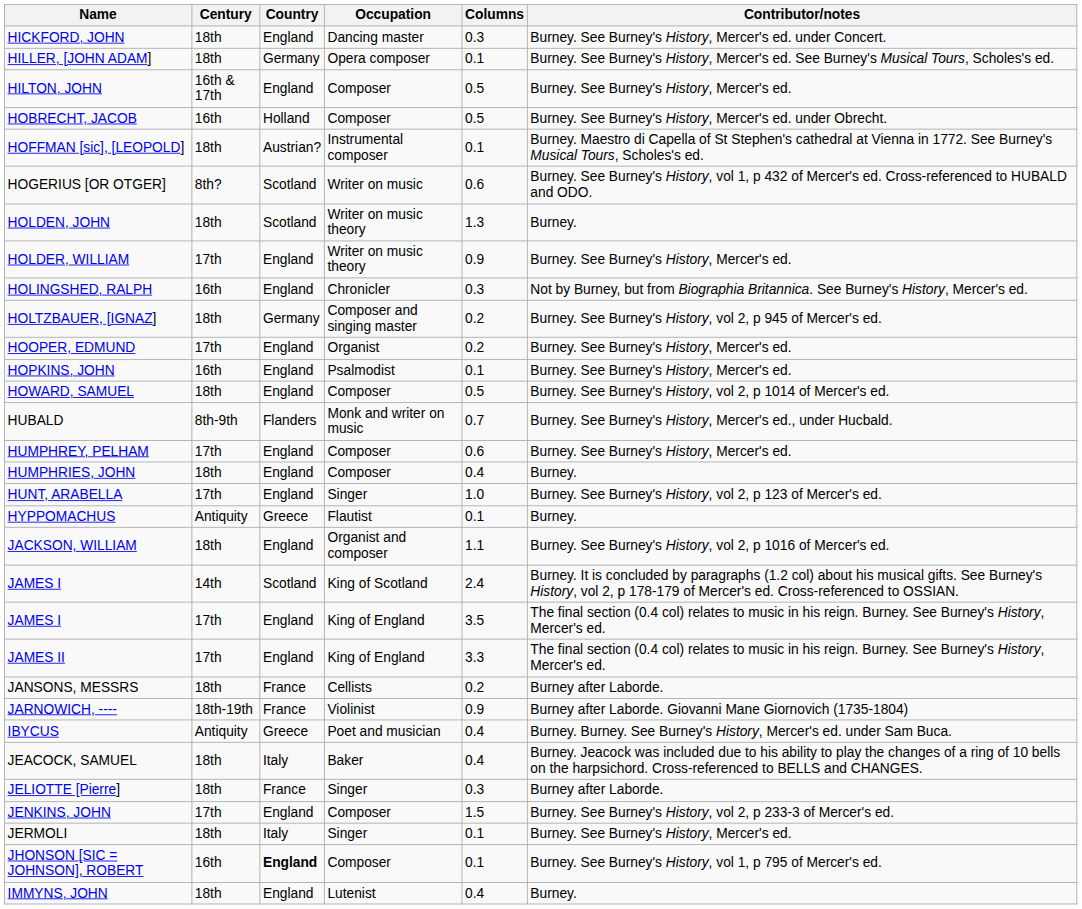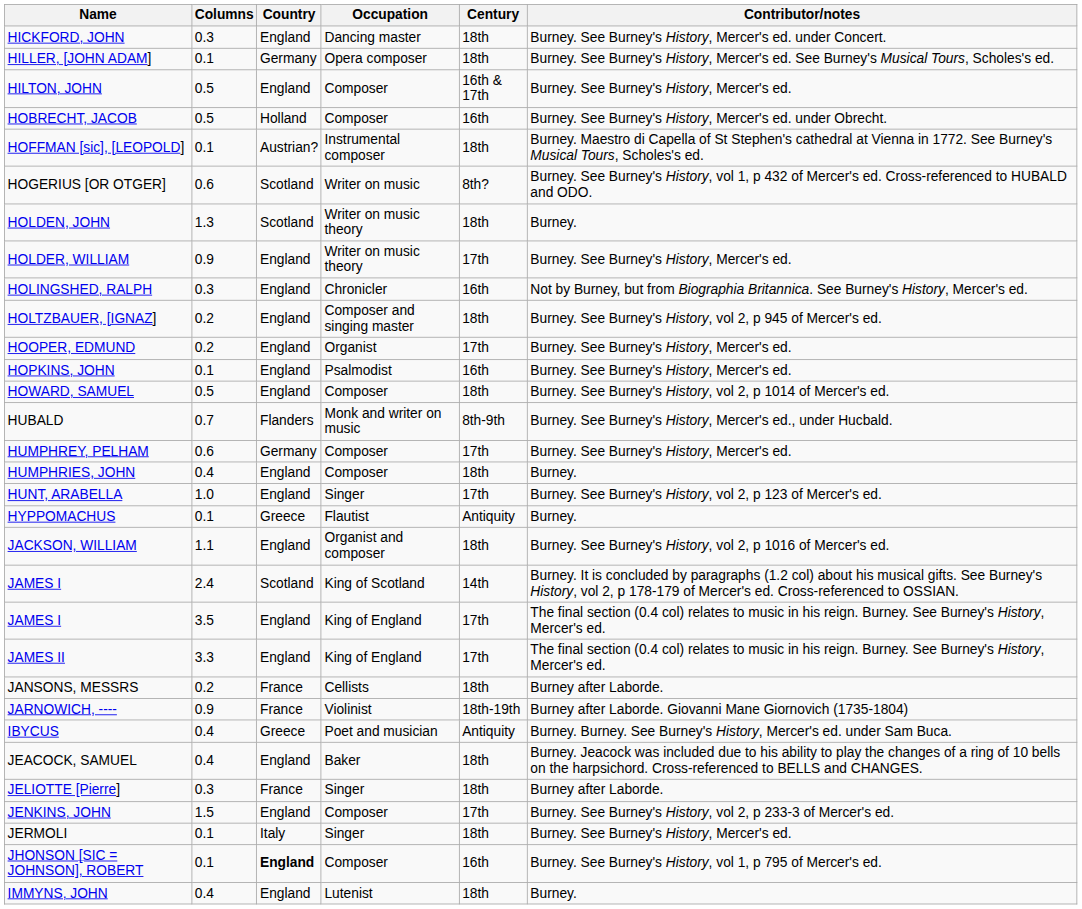columns swapped: (226, 15) <-> (495, 15)
(291, 318) Germany -> (285, 318) England
(288, 451) England -> (288, 451) Germany
(276, 760) Italy -> (285, 760) England
